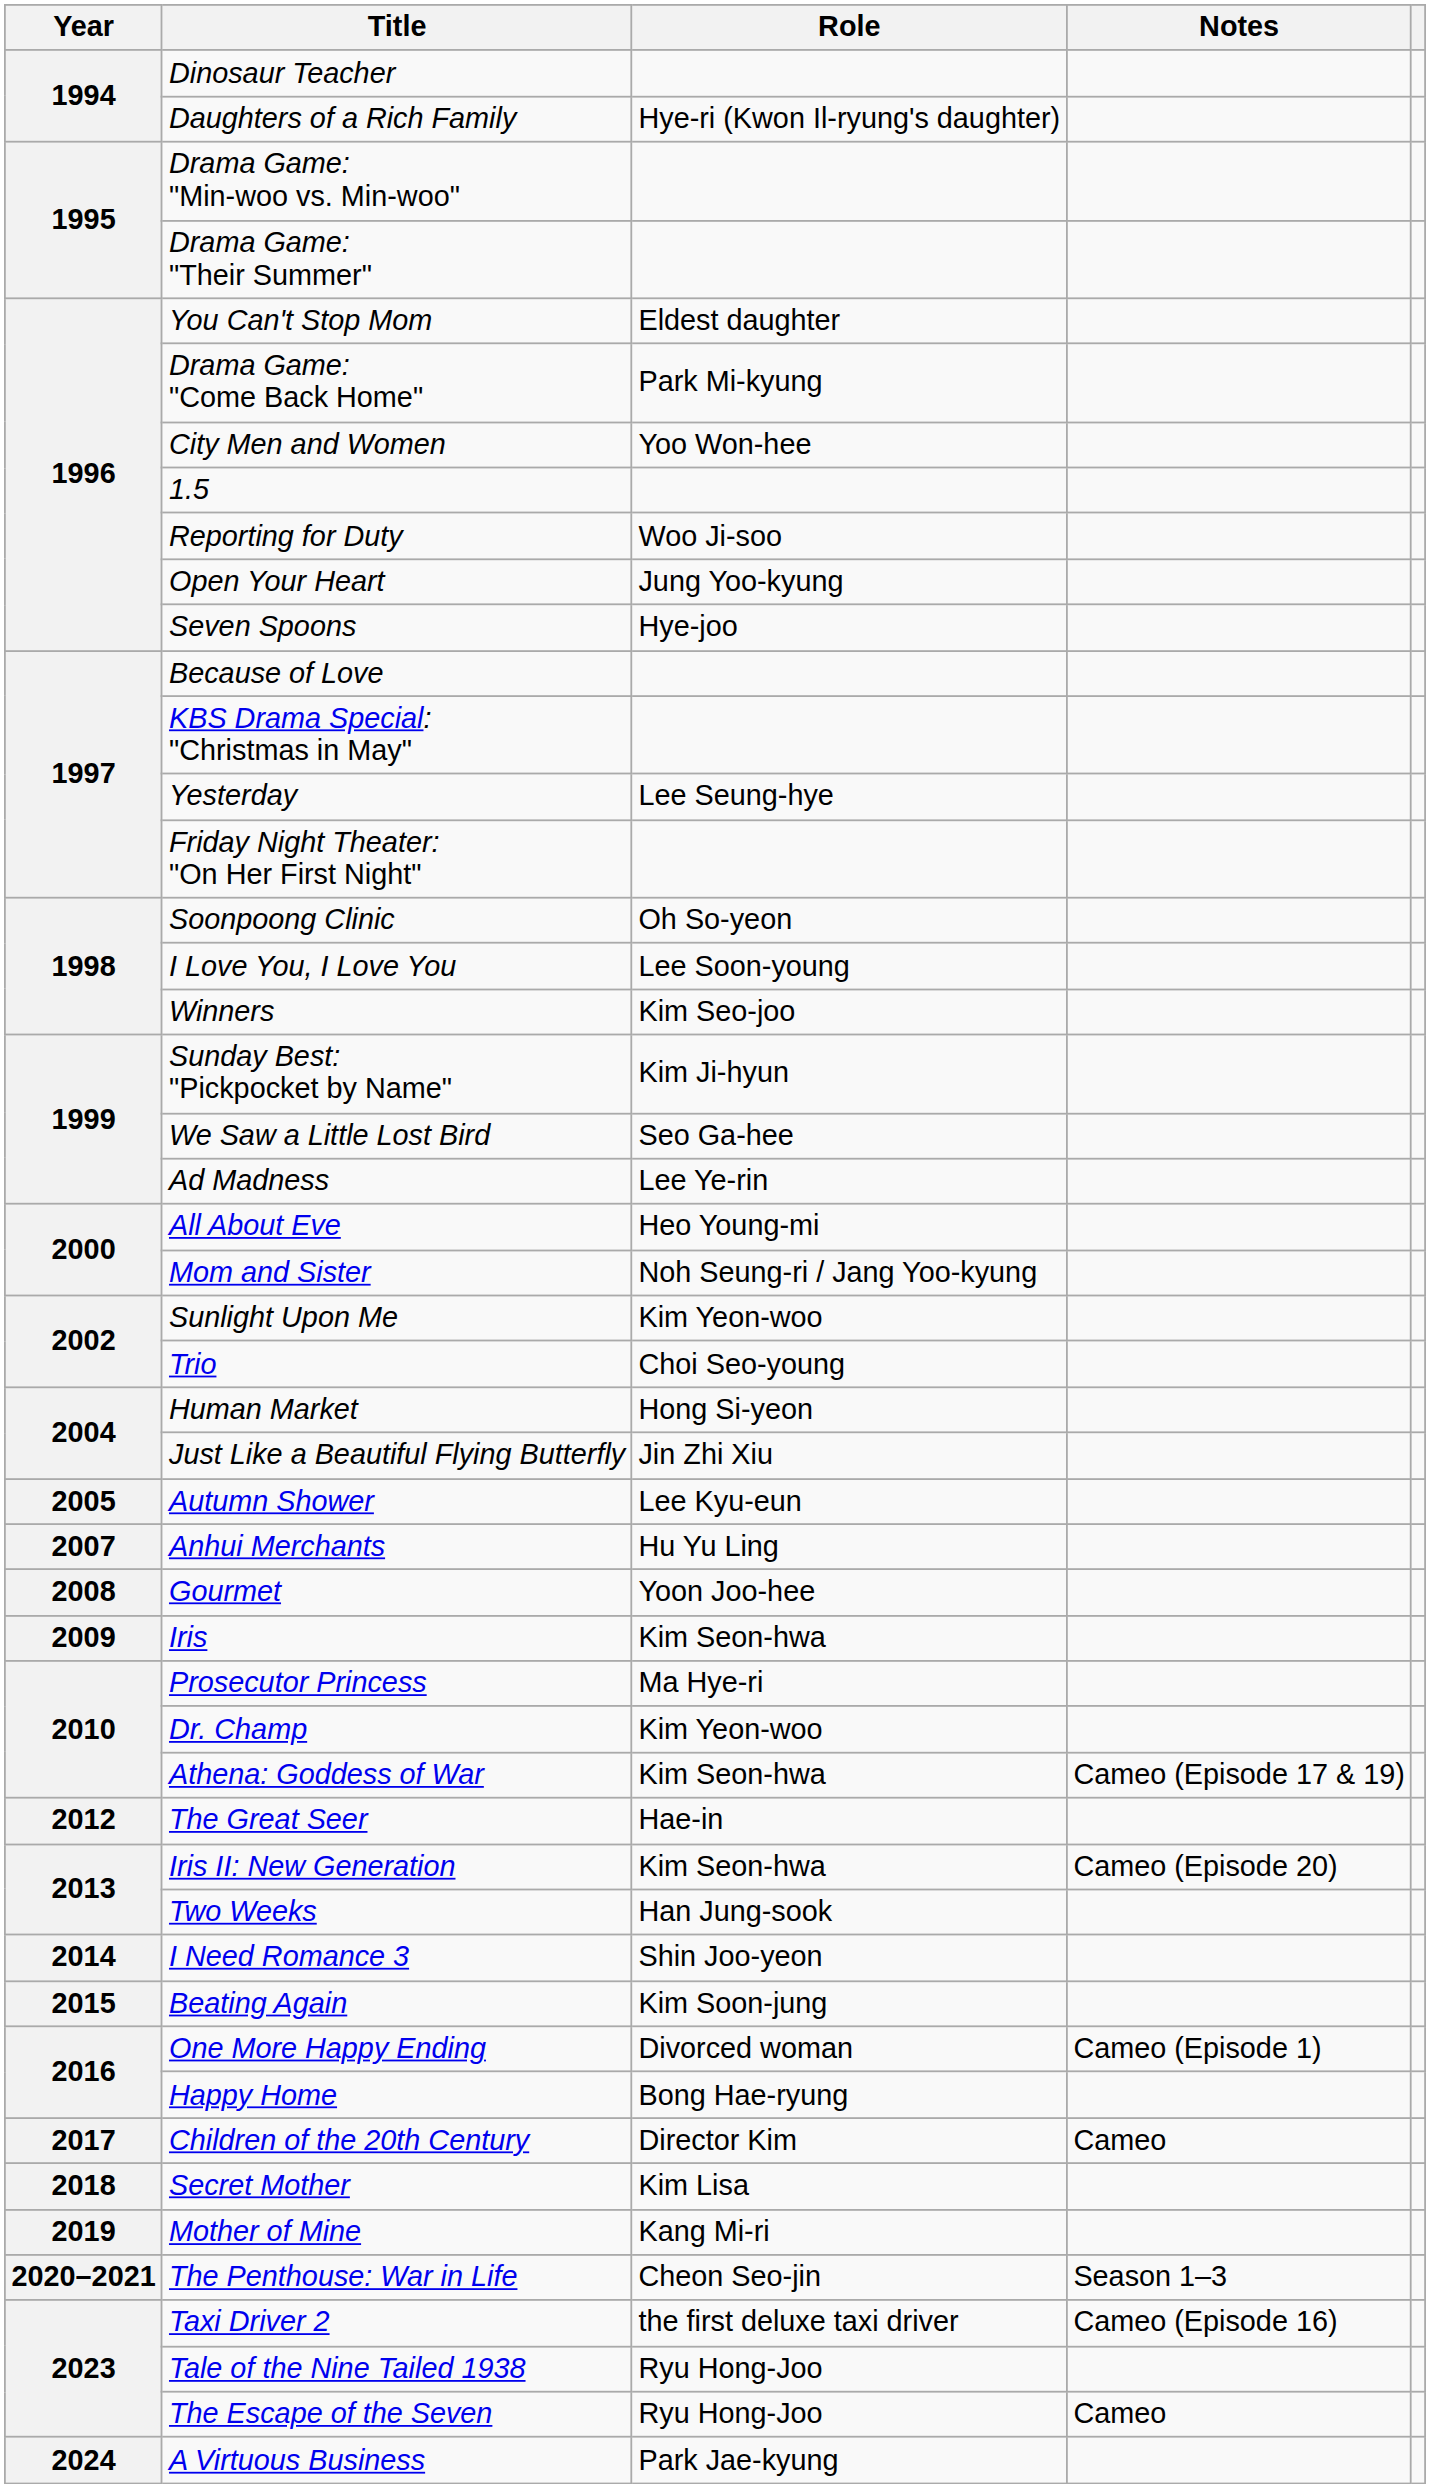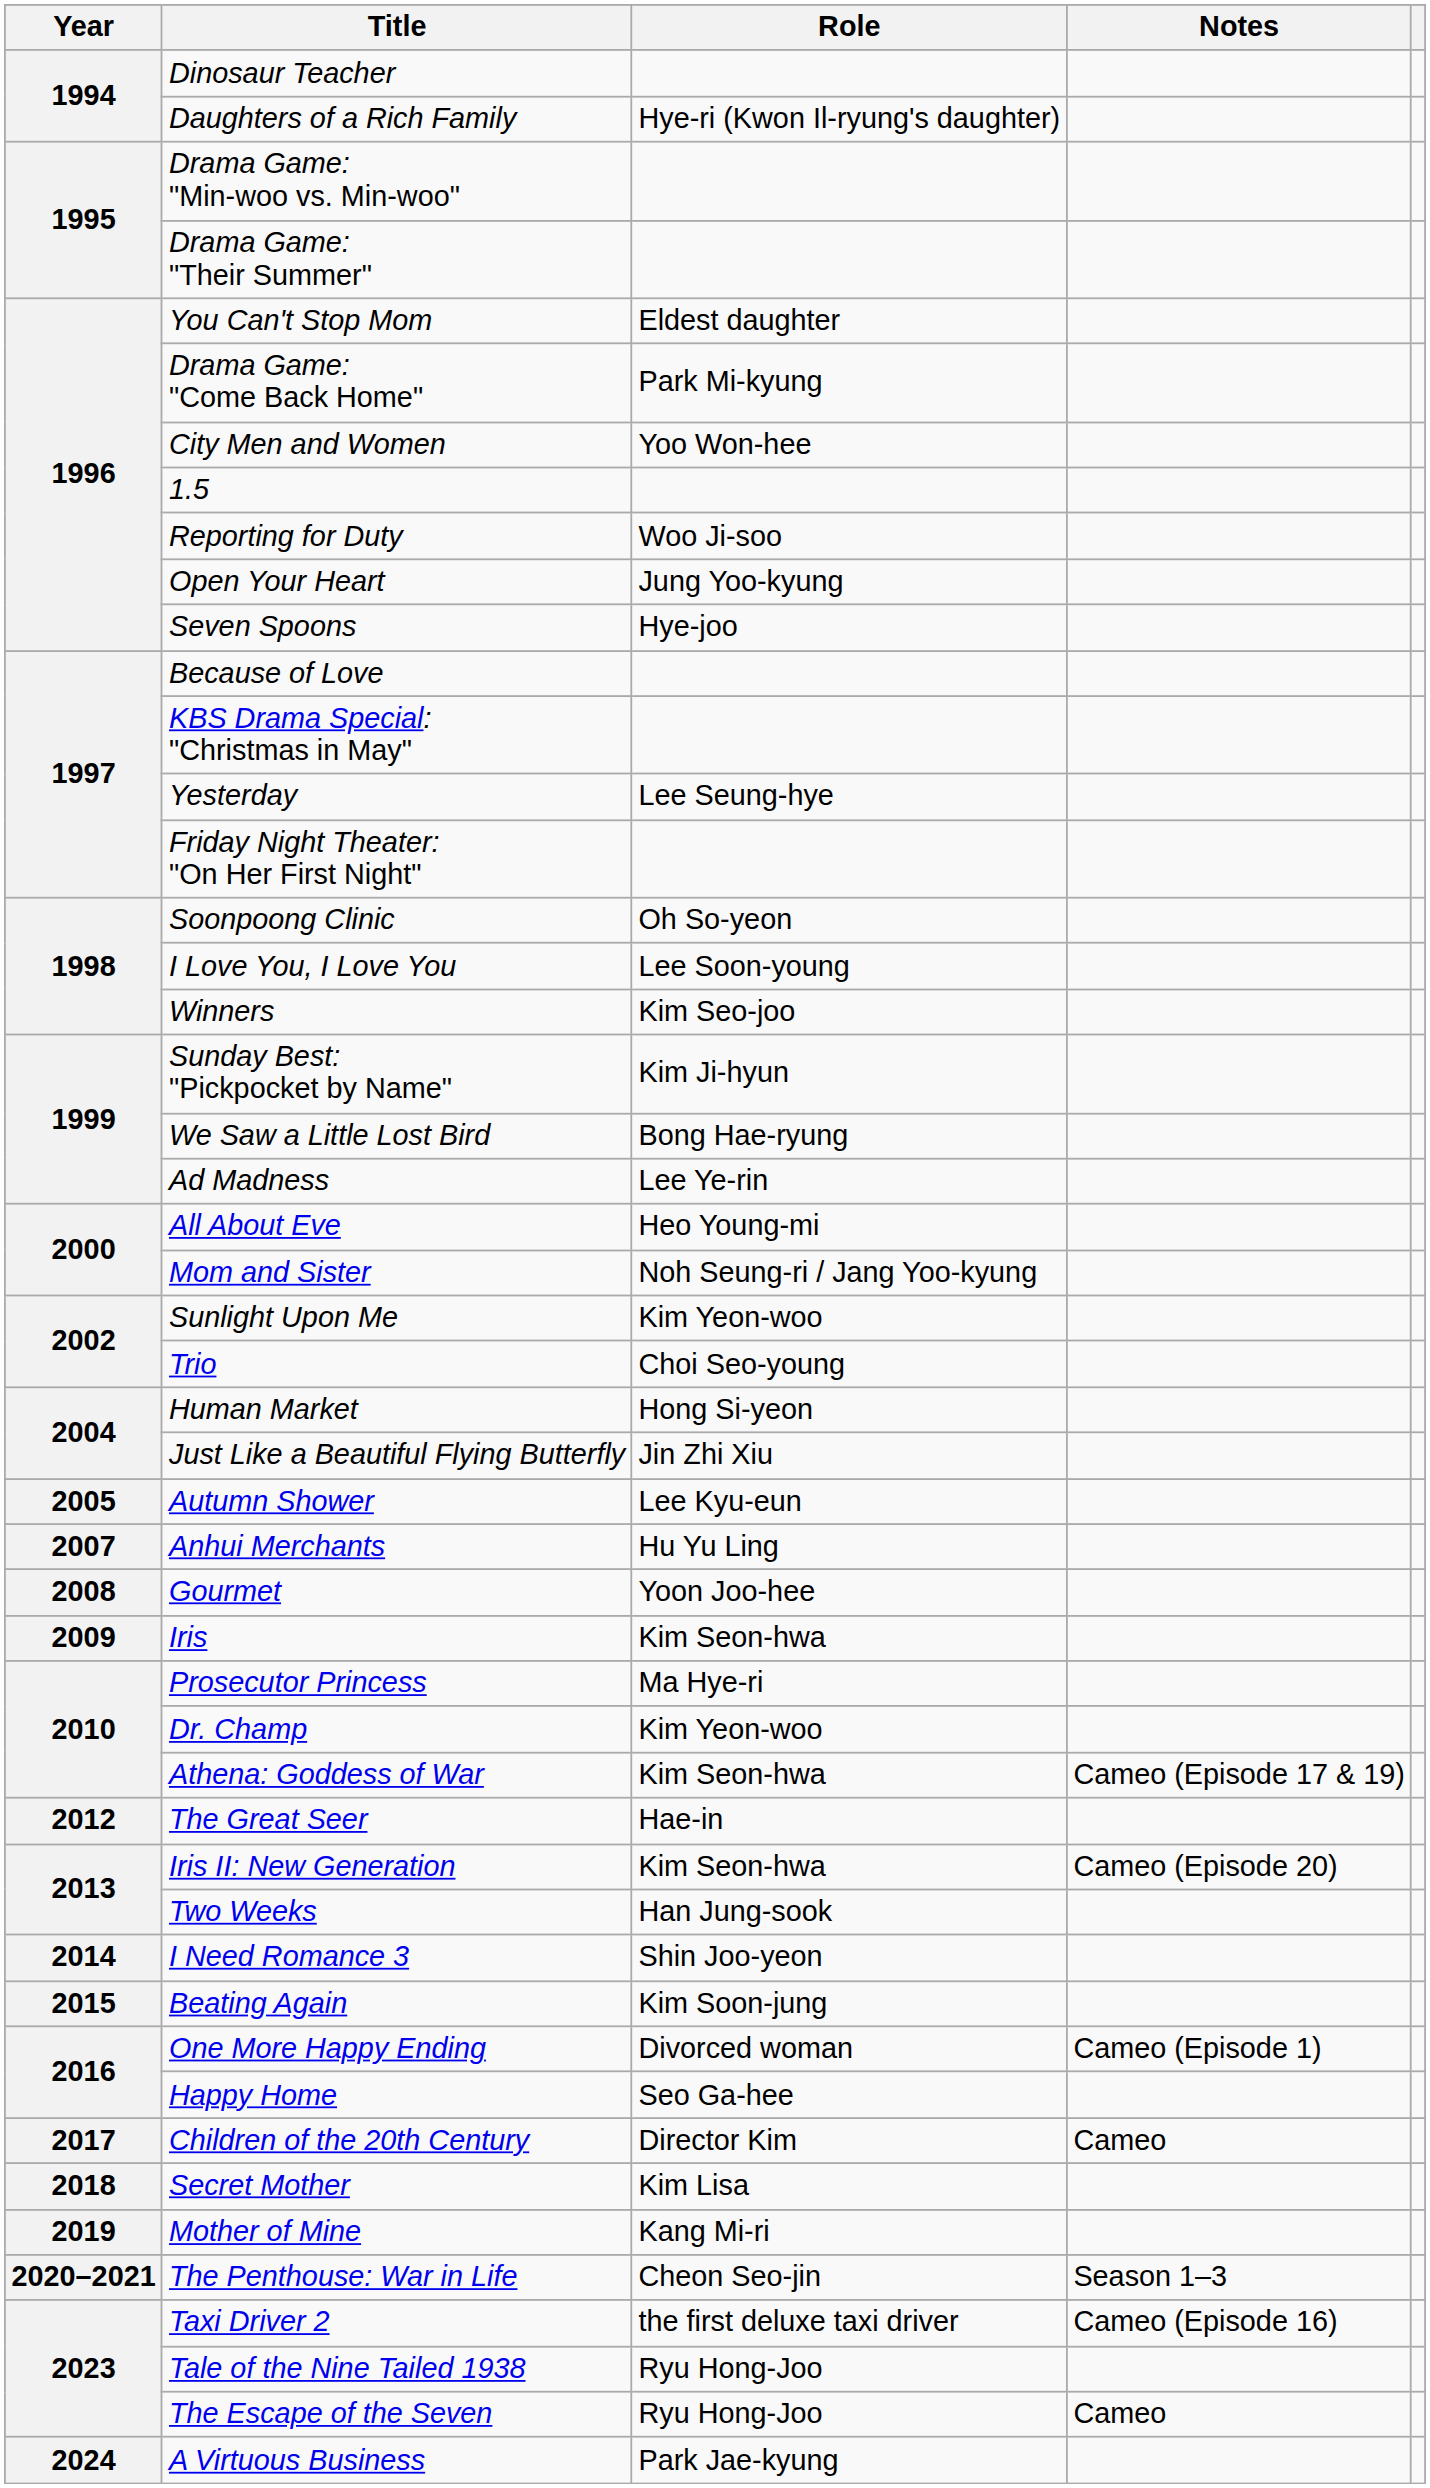(716, 1135) Seo Ga-hee -> (743, 1135) Bong Hae-ryung
(743, 2094) Bong Hae-ryung -> (716, 2094) Seo Ga-hee
